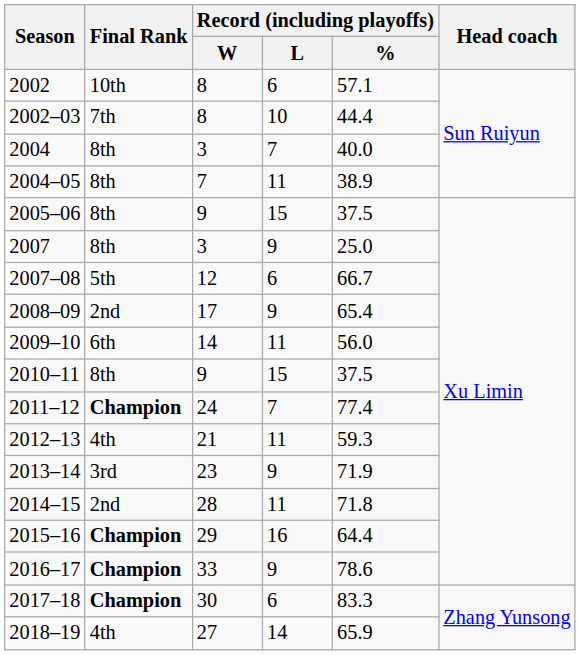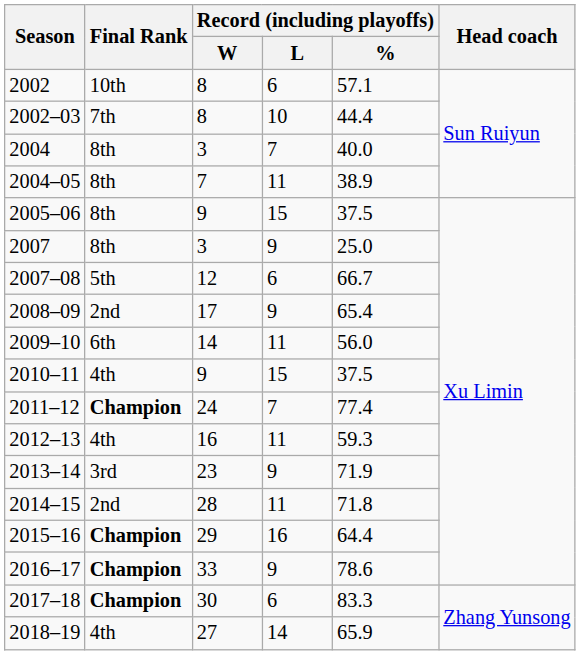(103, 375) 8th -> (103, 375) 4th
(207, 439) 21 -> (207, 439) 16
